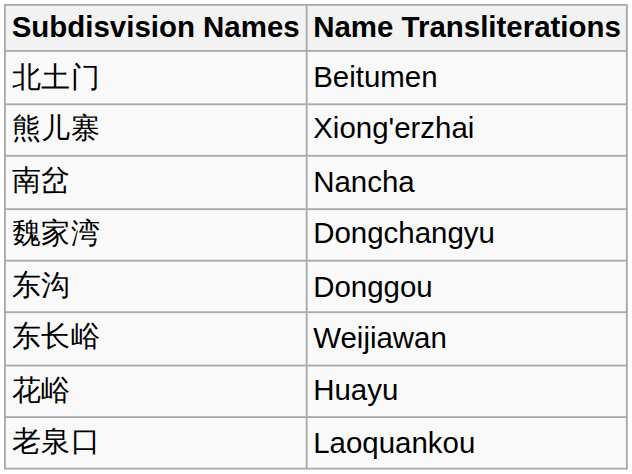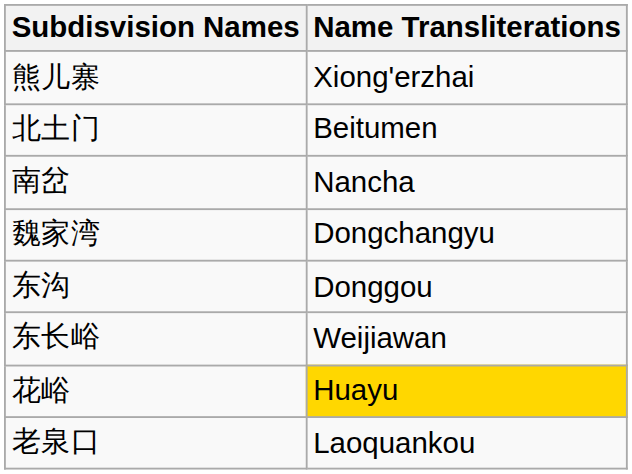rows swapped: (56, 128) <-> (56, 76)
(356, 390) no background -> (356, 390) gold background
